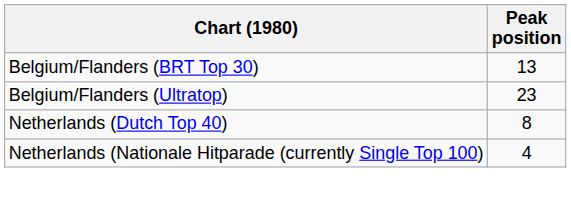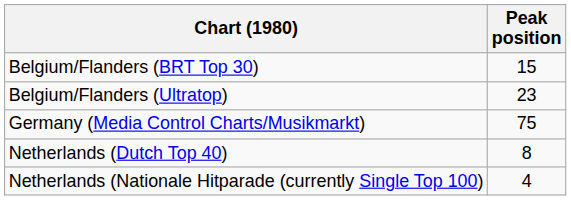(527, 67) 13 -> (527, 67) 15
+ row: (187, 124)
